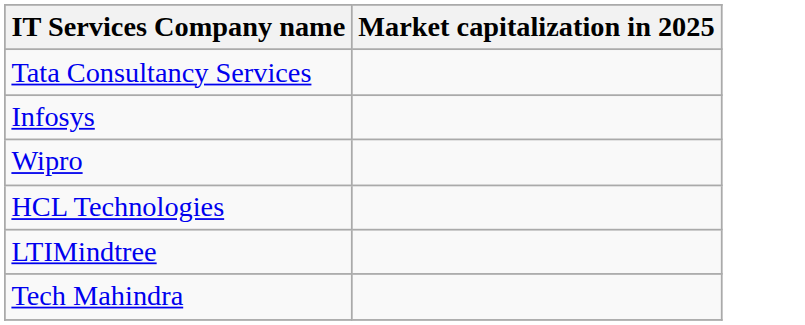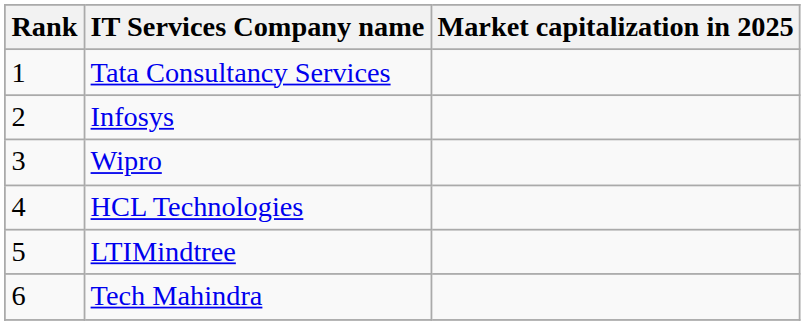+ column: (44, 26)
